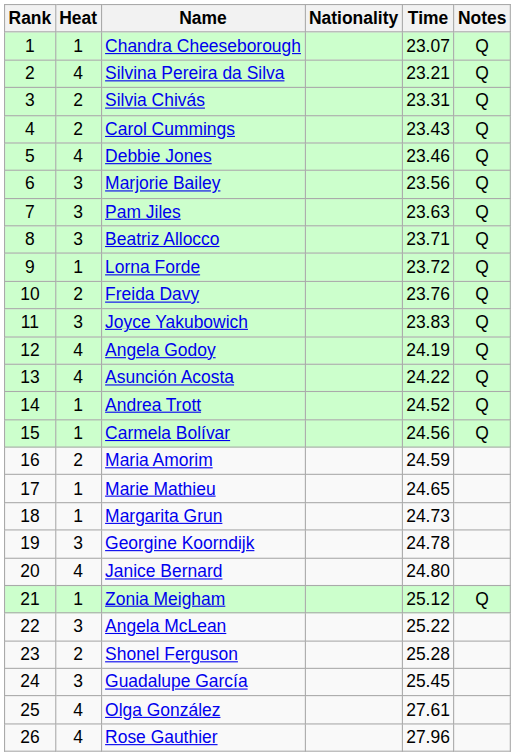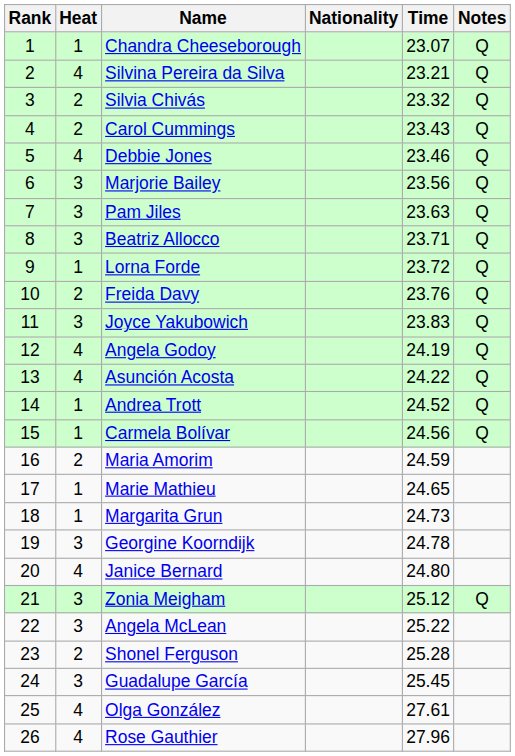(428, 101) 23.31 -> (428, 101) 23.32
(78, 599) 1 -> (78, 599) 3
